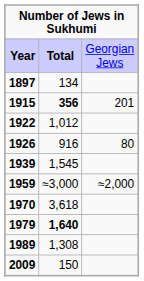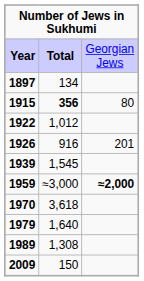(124, 103) 201 -> (128, 103) 80
(128, 143) 80 -> (124, 143) 201
(116, 184) normal -> (116, 184) bold
(64, 224) bold -> (64, 224) normal
